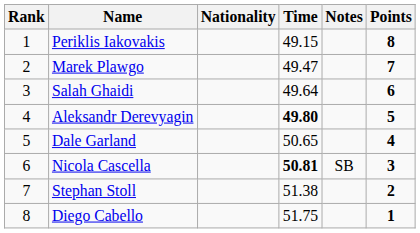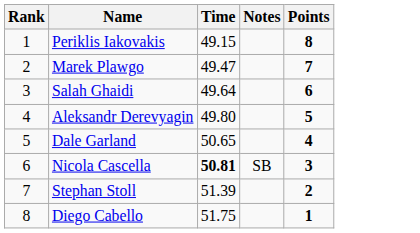- column: (238, 16)
(300, 116) bold -> (218, 116) normal
(300, 191) 51.38 -> (218, 191) 51.39
